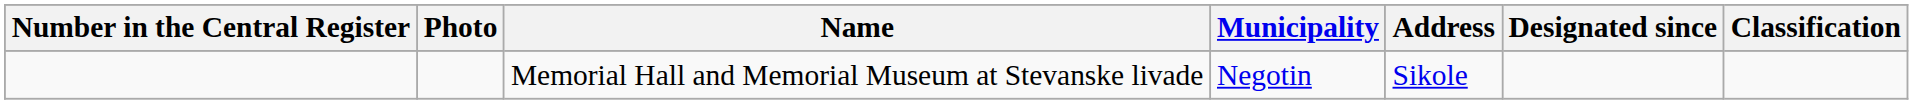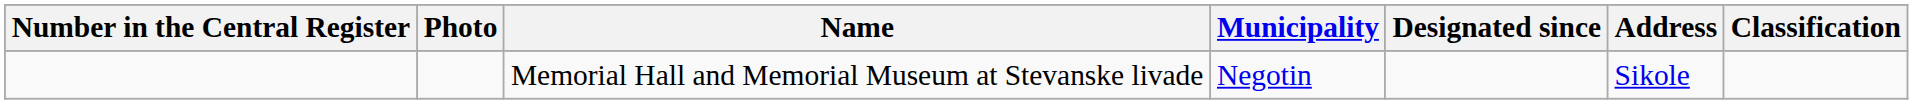columns swapped: (1444, 27) <-> (1613, 27)
